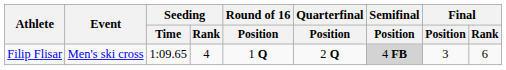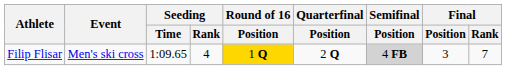(258, 54) no background -> (258, 54) gold background
(485, 54) 6 -> (485, 54) 7
